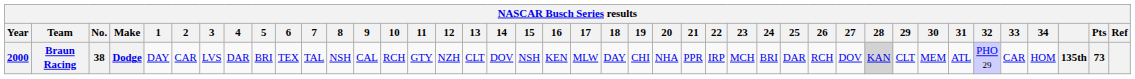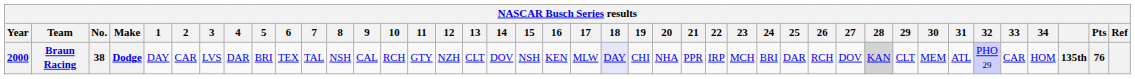(615, 58) no background -> (615, 58) lavender background
(1099, 58) 73 -> (1099, 58) 76
